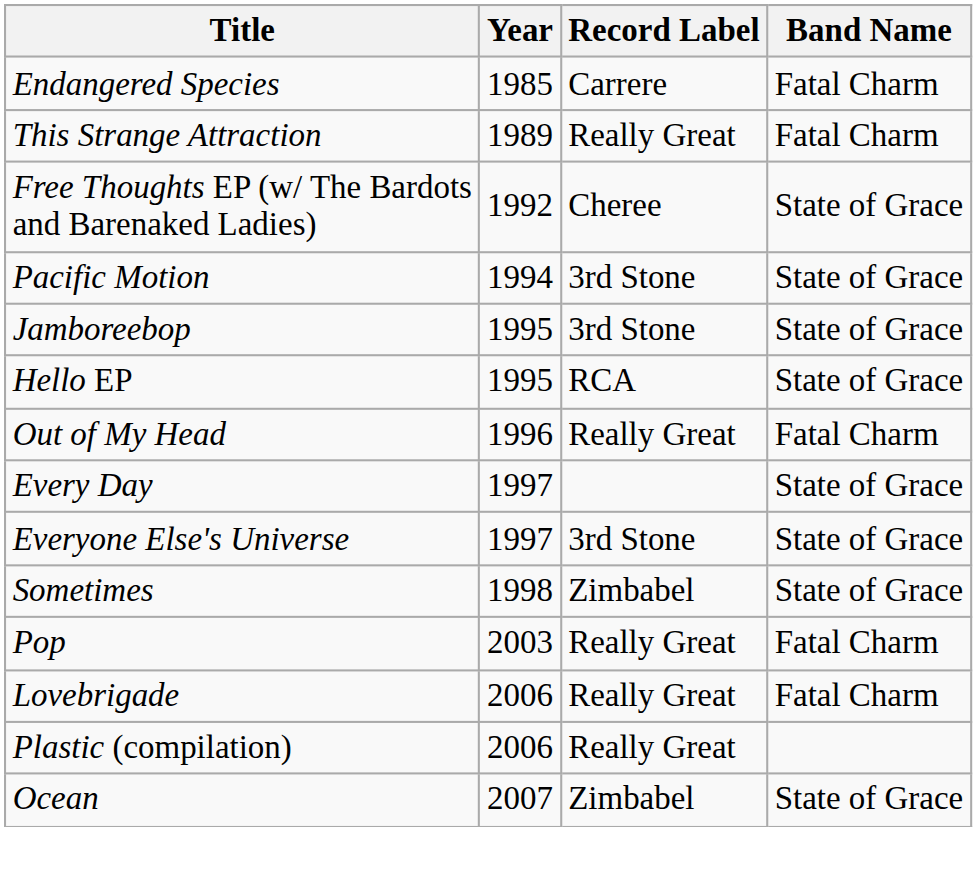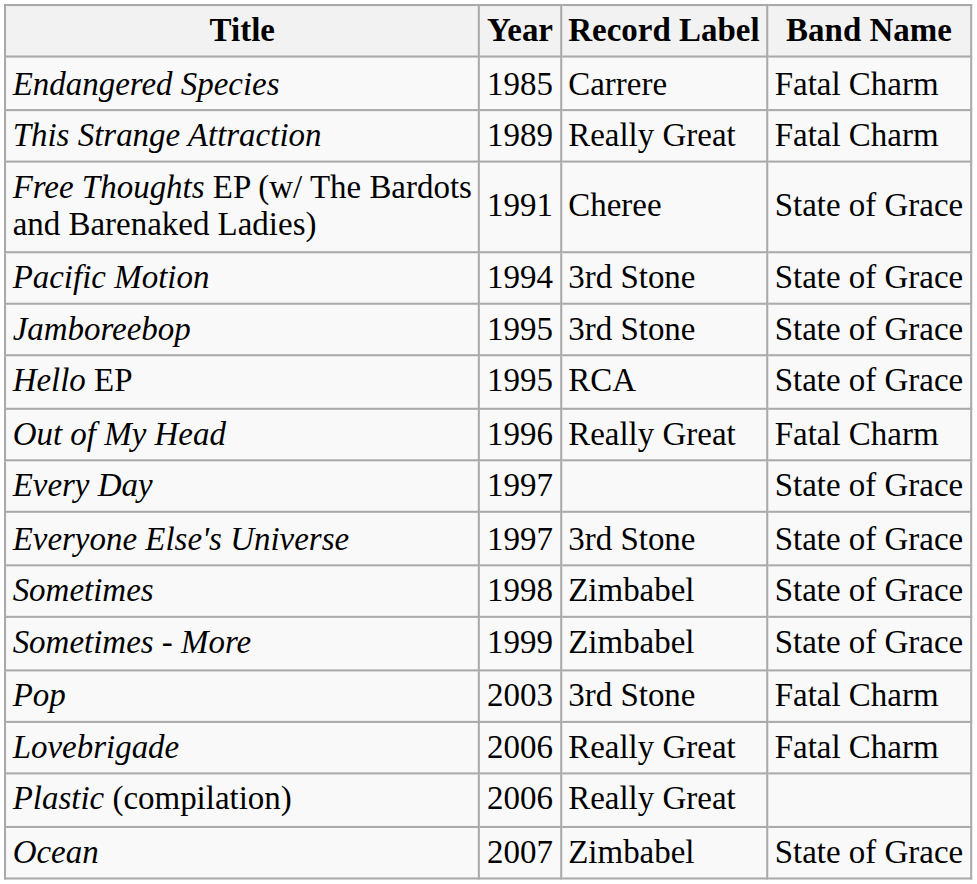(520, 205) 1992 -> (520, 205) 1991
+ row: (132, 642)
(652, 642) Really Great -> (632, 694) 3rd Stone
